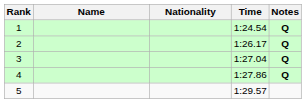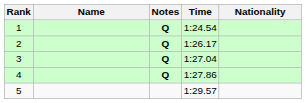columns swapped: (190, 12) <-> (285, 12)
